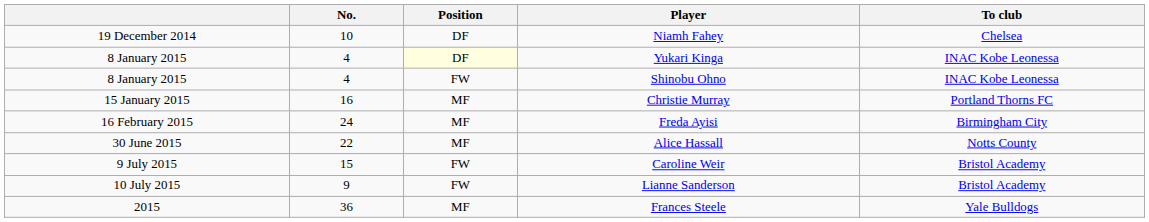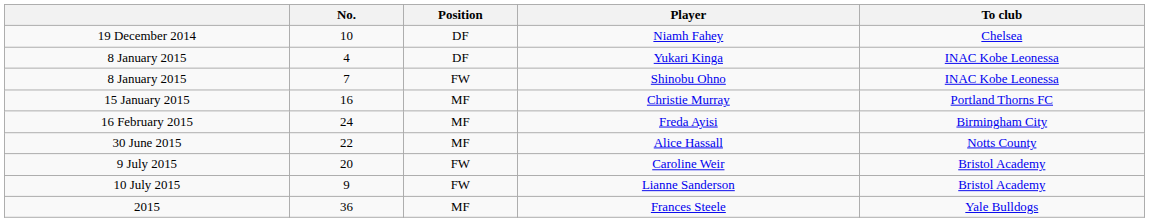(460, 57) lightyellow background -> (460, 57) no background
(346, 78) 4 -> (346, 78) 7
(346, 163) 15 -> (346, 163) 20
